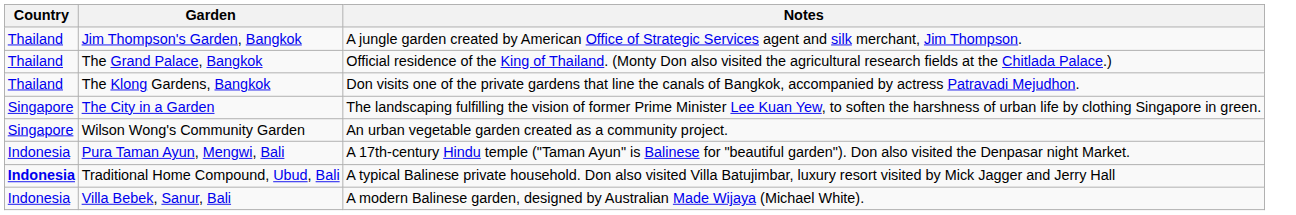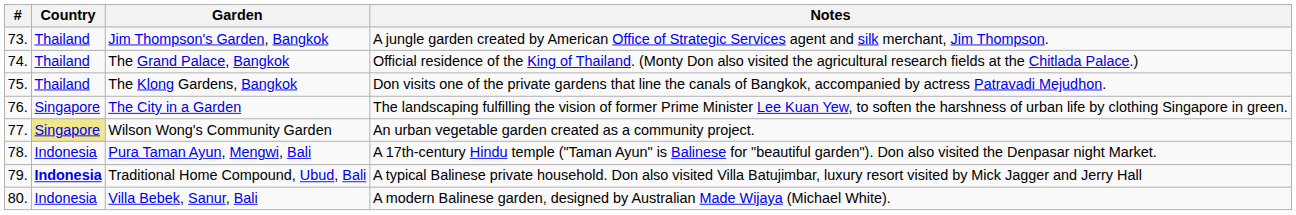+ column: (18, 15)
(41, 130) no background -> (67, 130) khaki background
